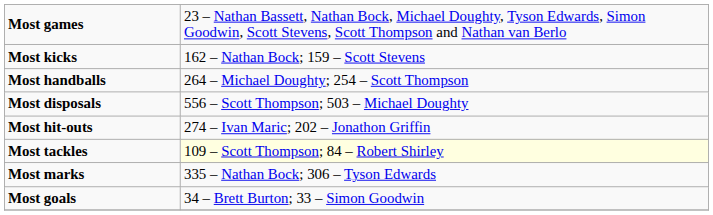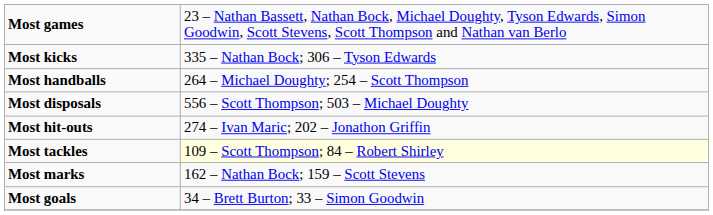(304, 56) 162 – Nathan Bock; 159 – Scott Stevens -> (310, 56) 335 – Nathan Bock; 306 – Tyson Edwards
(310, 174) 335 – Nathan Bock; 306 – Tyson Edwards -> (304, 174) 162 – Nathan Bock; 159 – Scott Stevens
